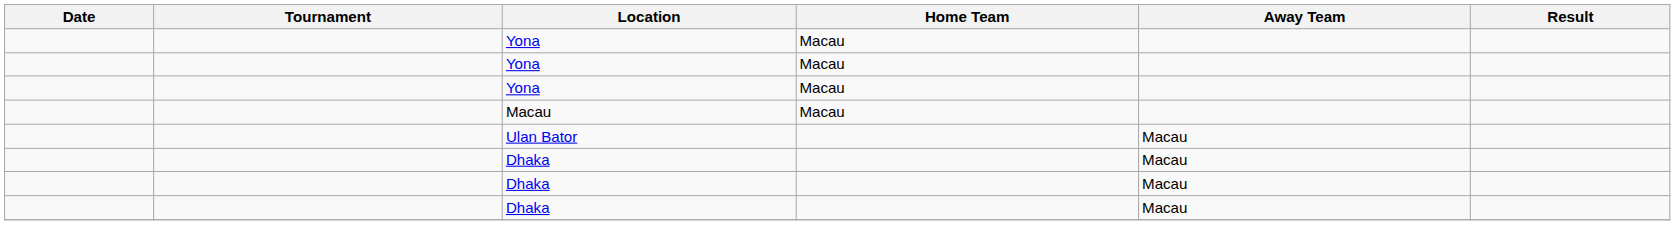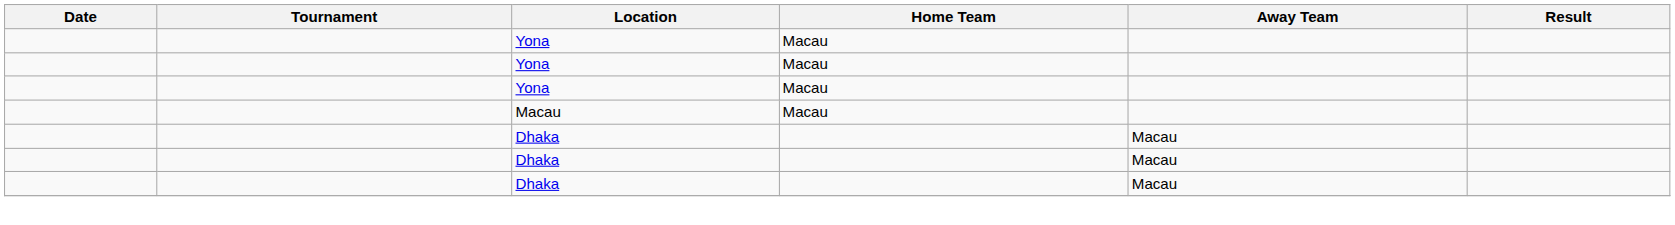- row: (542, 136)
